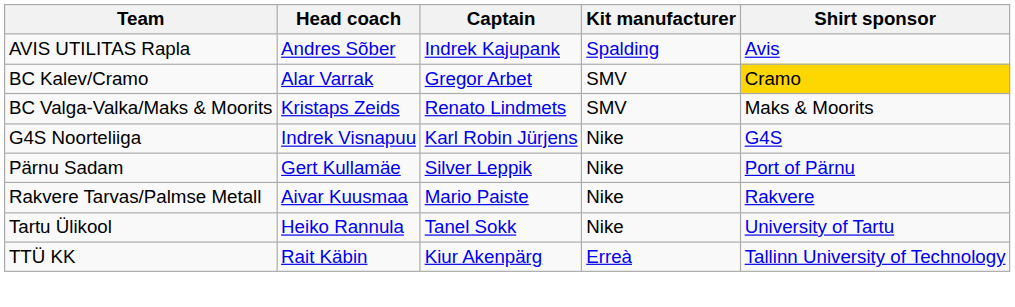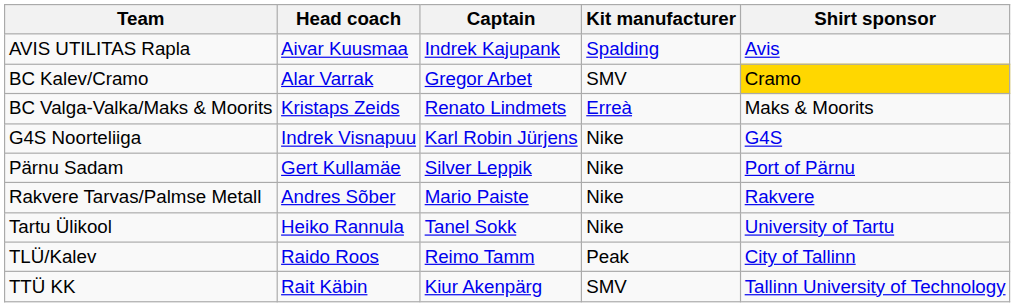(338, 49) Andres Sõber -> (345, 49) Aivar Kuusmaa
(607, 108) SMV -> (609, 108) Erreà
(345, 197) Aivar Kuusmaa -> (338, 197) Andres Sõber
+ row: (53, 256)
(609, 256) Erreà -> (607, 286) SMV
